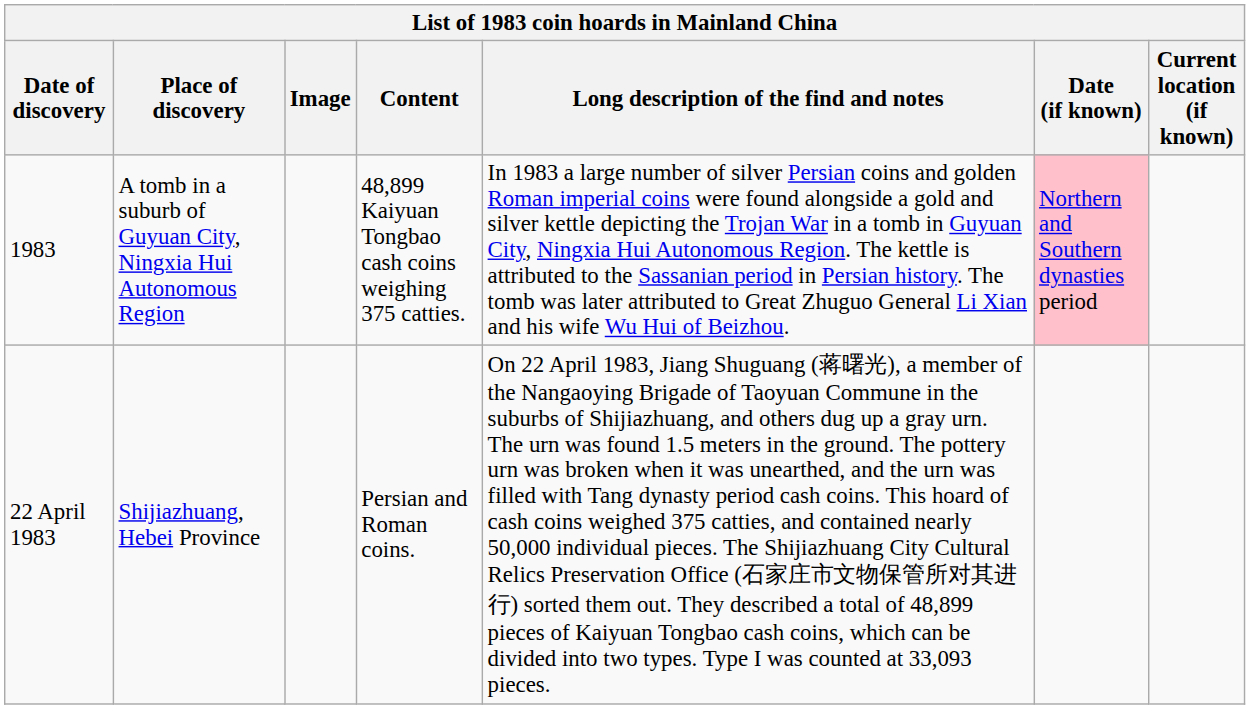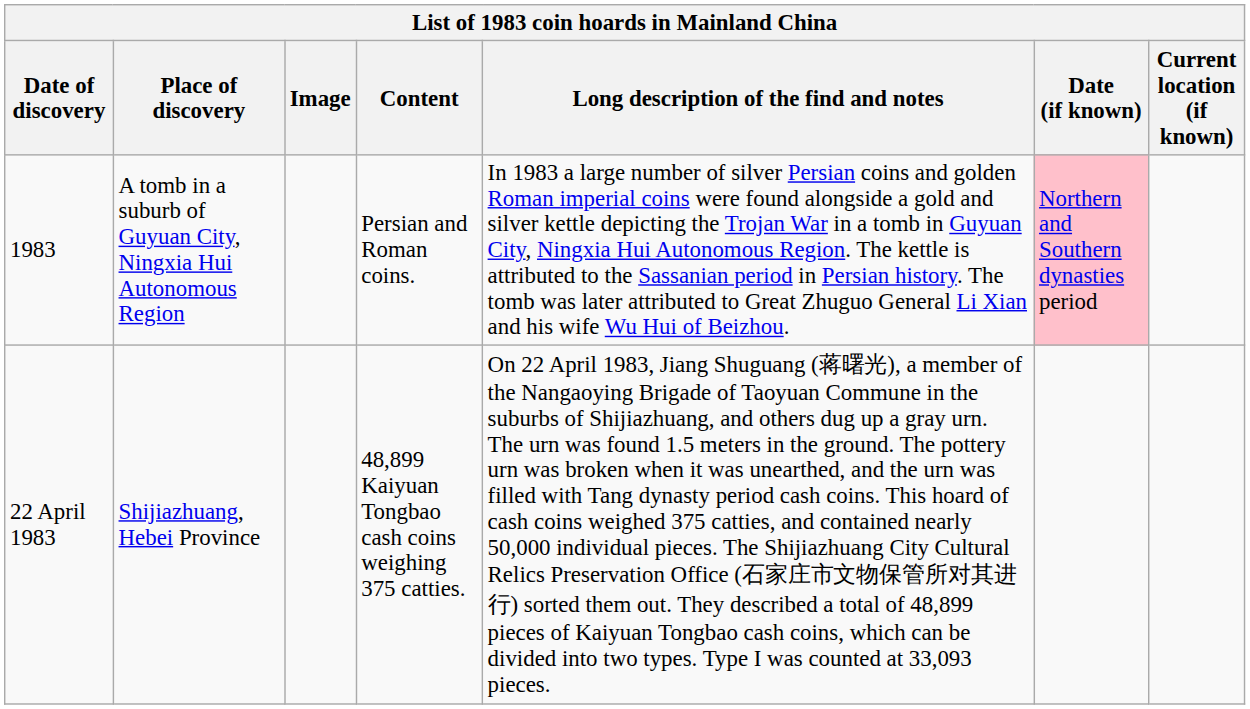(413, 249) 48,899 Kaiyuan Tongbao cash coins weighing 375 catties. -> (414, 249) Persian and Roman coins.
(414, 524) Persian and Roman coins. -> (413, 524) 48,899 Kaiyuan Tongbao cash coins weighing 375 catties.
